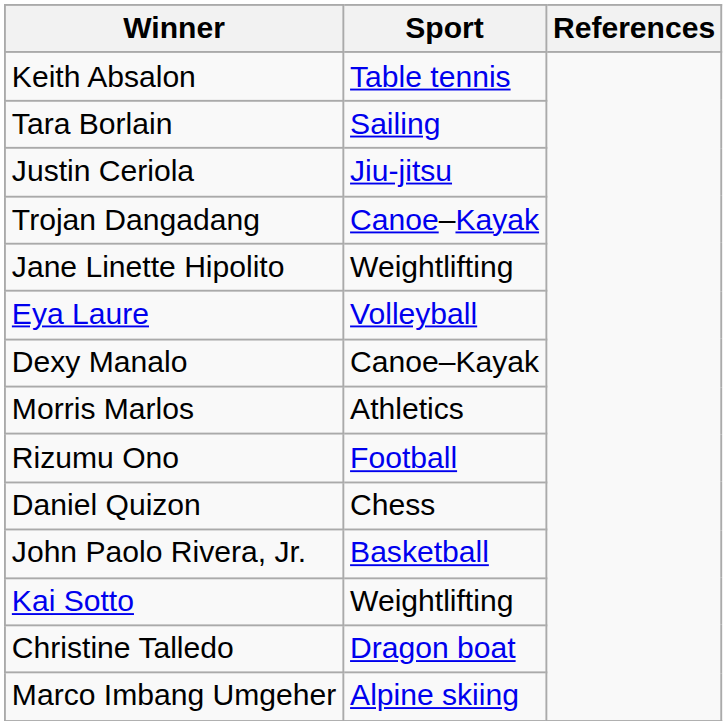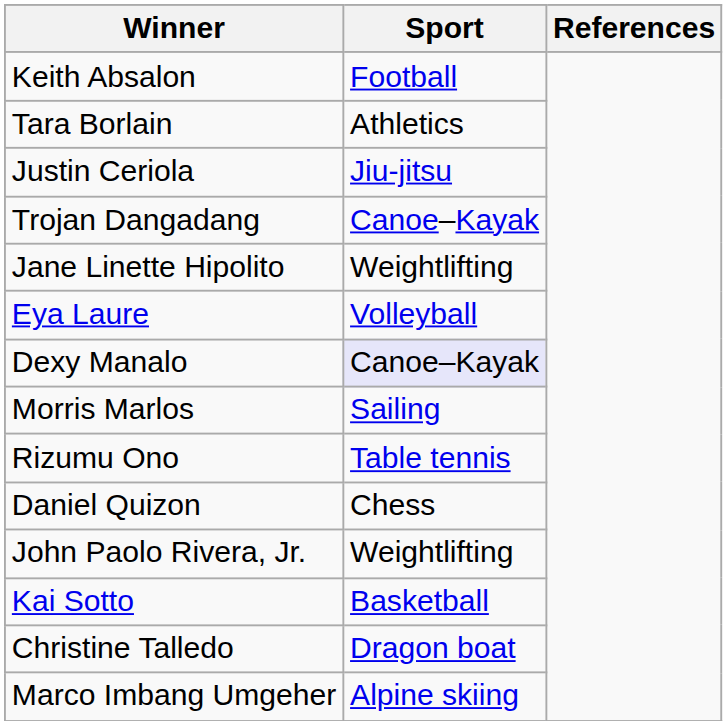(430, 76) Table tennis -> (404, 76) Football
(395, 123) Sailing -> (407, 123) Athletics
(445, 362) no background -> (445, 362) lavender background
(407, 409) Athletics -> (395, 409) Sailing
(404, 457) Football -> (430, 457) Table tennis
(419, 553) Basketball -> (432, 553) Weightlifting
(432, 600) Weightlifting -> (419, 600) Basketball
